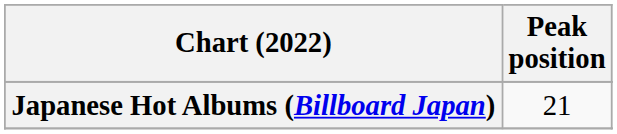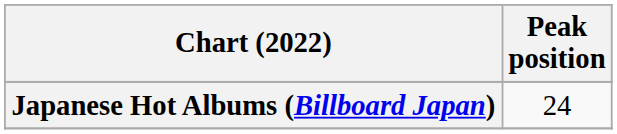(557, 104) 21 -> (557, 104) 24
